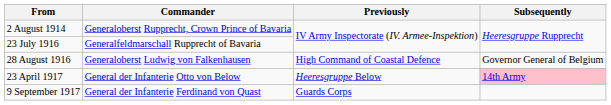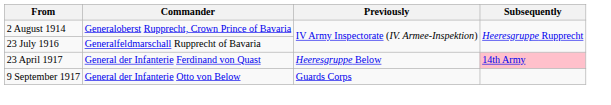- row: (39, 60)
(163, 76) General der Infanterie Otto von Below -> (173, 60) General der Infanterie Ferdinand von Quast
(173, 92) General der Infanterie Ferdinand von Quast -> (163, 76) General der Infanterie Otto von Below
